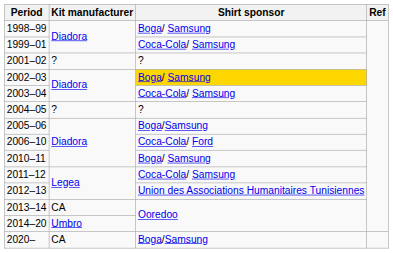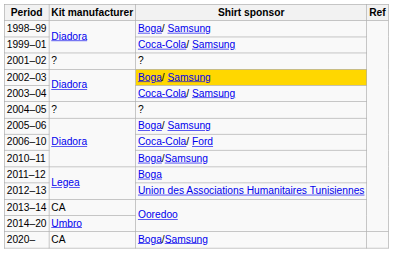(173, 126) Boga/Samsung -> (174, 126) Boga/ Samsung
(174, 158) Boga/ Samsung -> (173, 158) Boga/Samsung
(187, 175) Coca-Cola/ Samsung -> (150, 175) Boga
